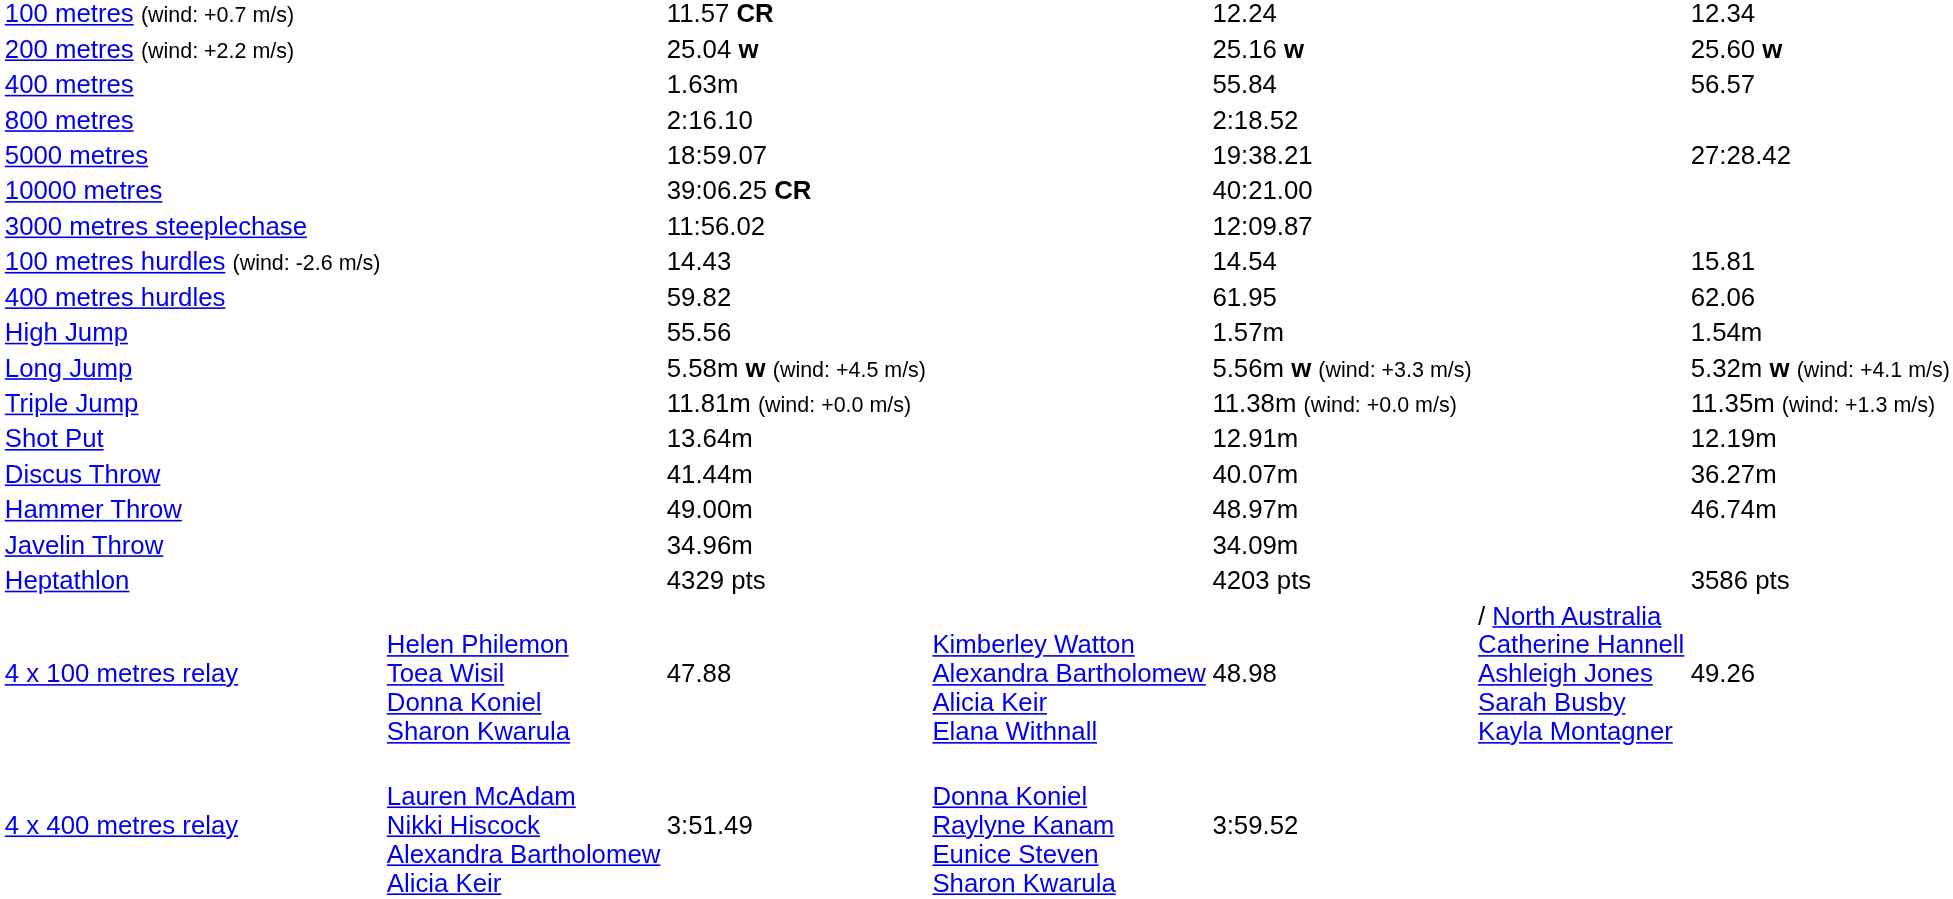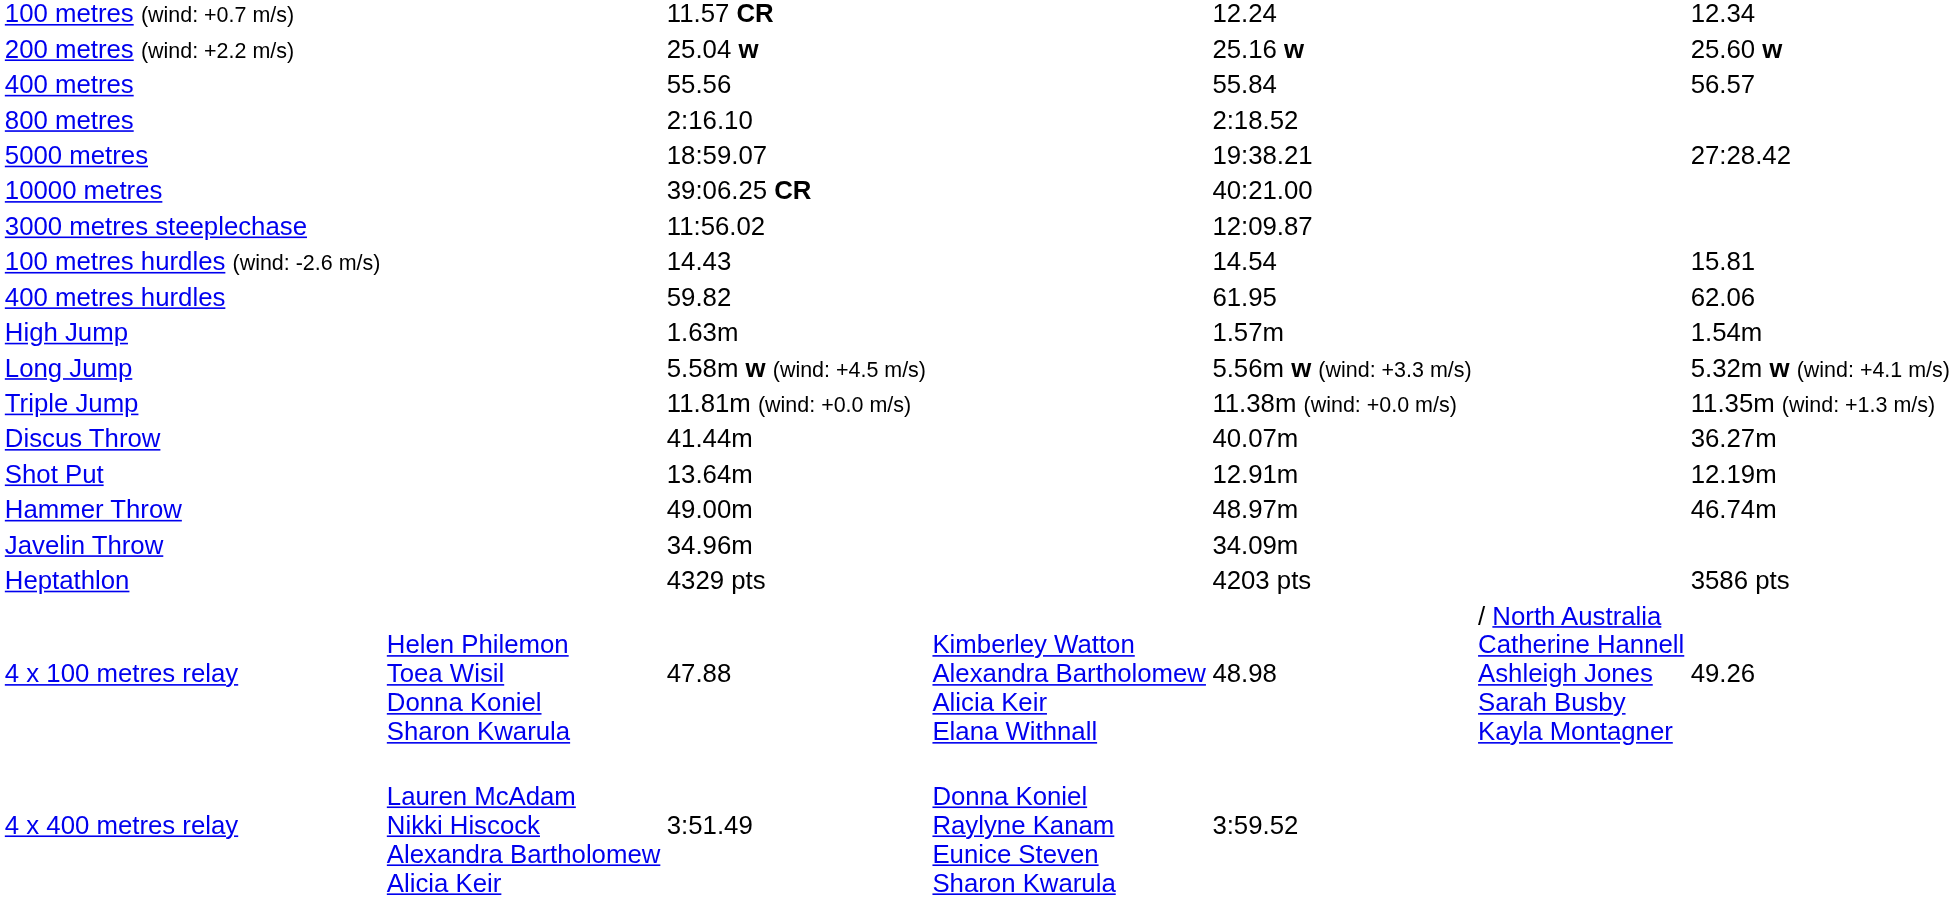(703, 84) 1.63m -> (699, 84) 55.56
(699, 332) 55.56 -> (703, 332) 1.63m
rows swapped: (54, 439) <-> (83, 474)
